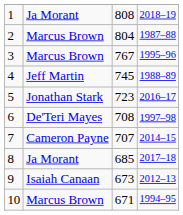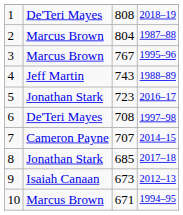(52, 14) Ja Morant -> (64, 14) De'Teri Mayes
(124, 76) 745 -> (124, 76) 743
(52, 158) Ja Morant -> (65, 158) Jonathan Stark
